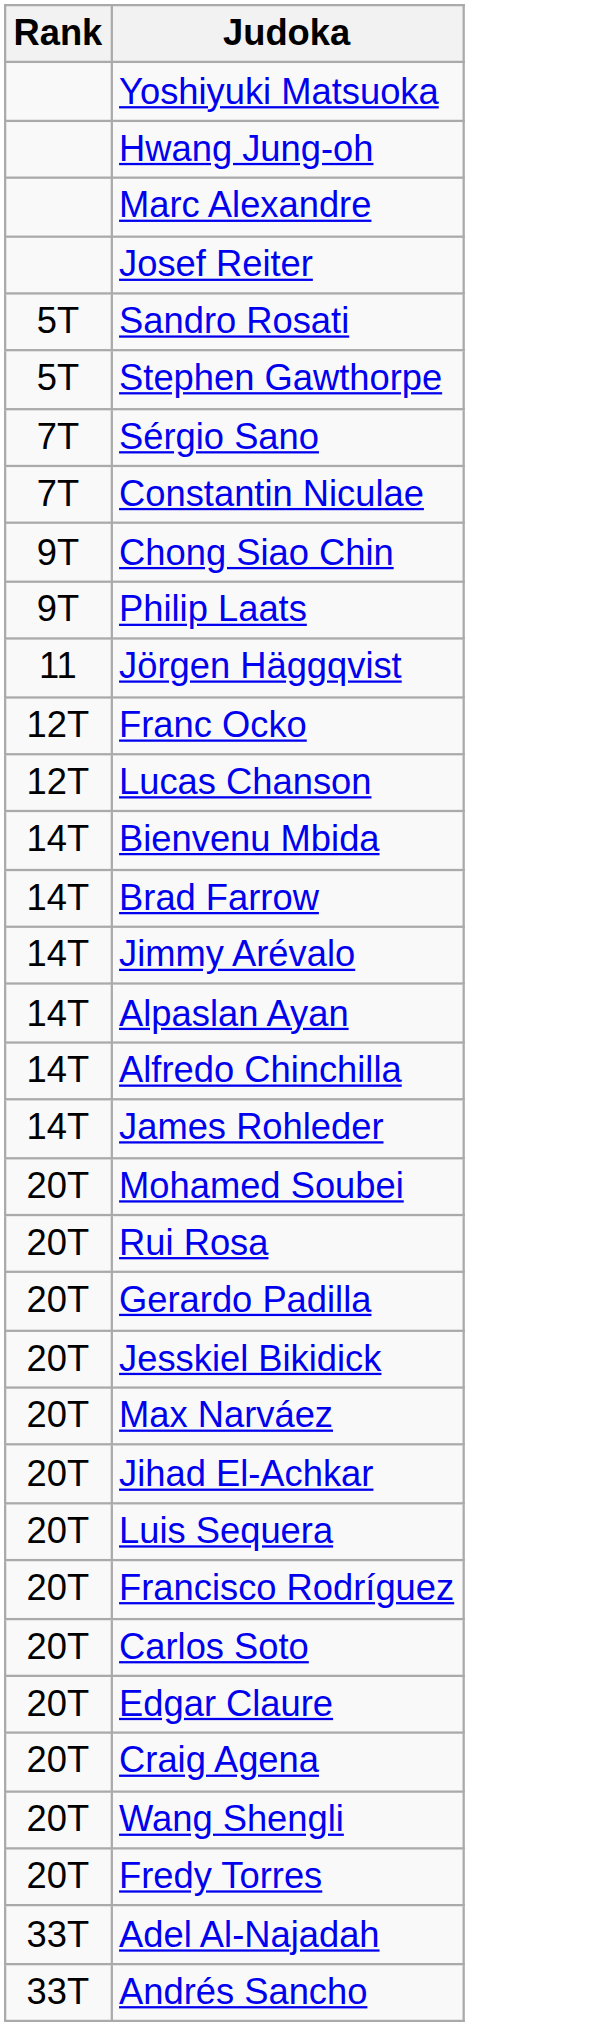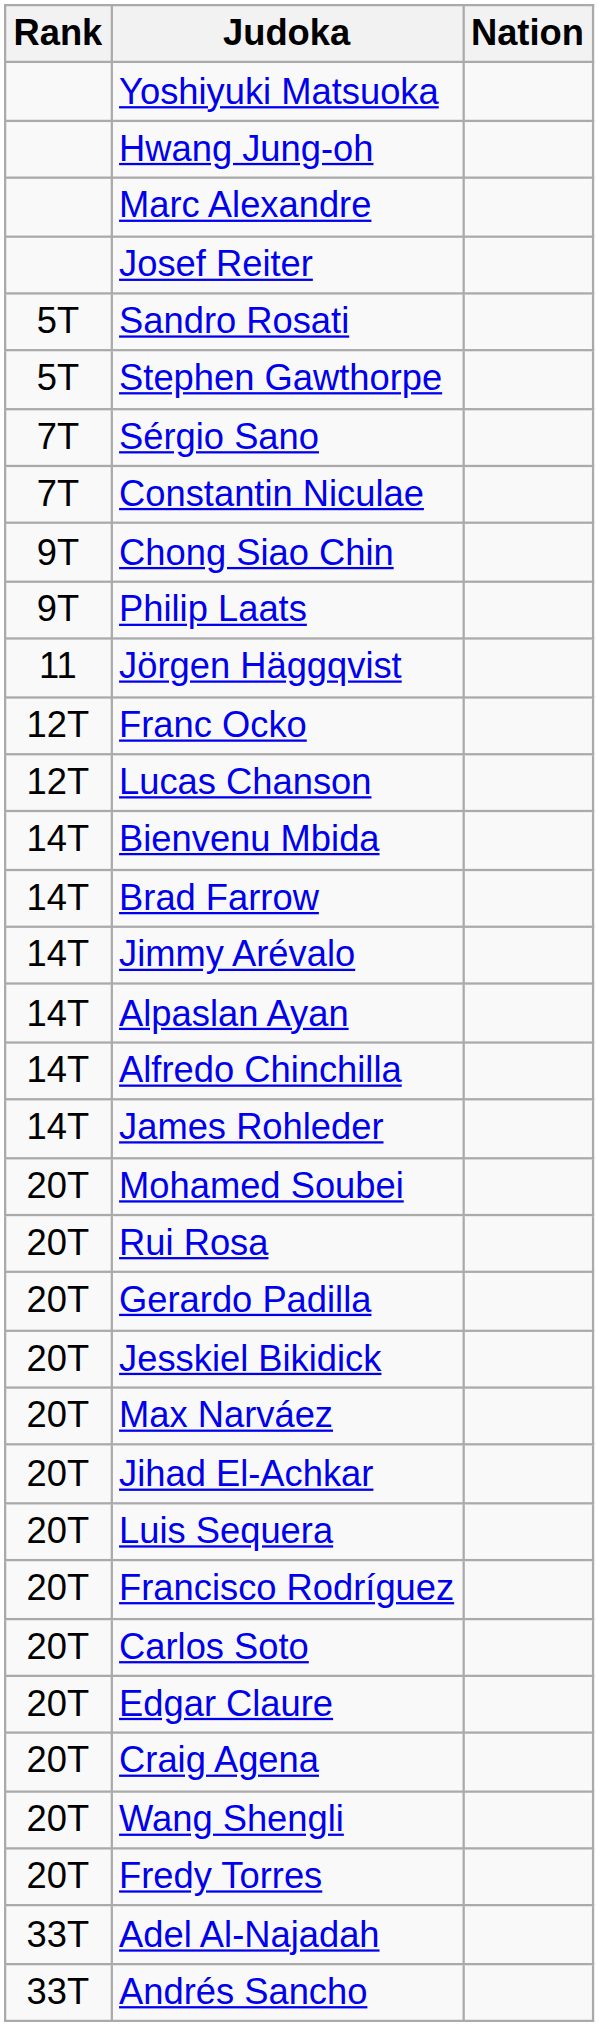+ column: (527, 33)
